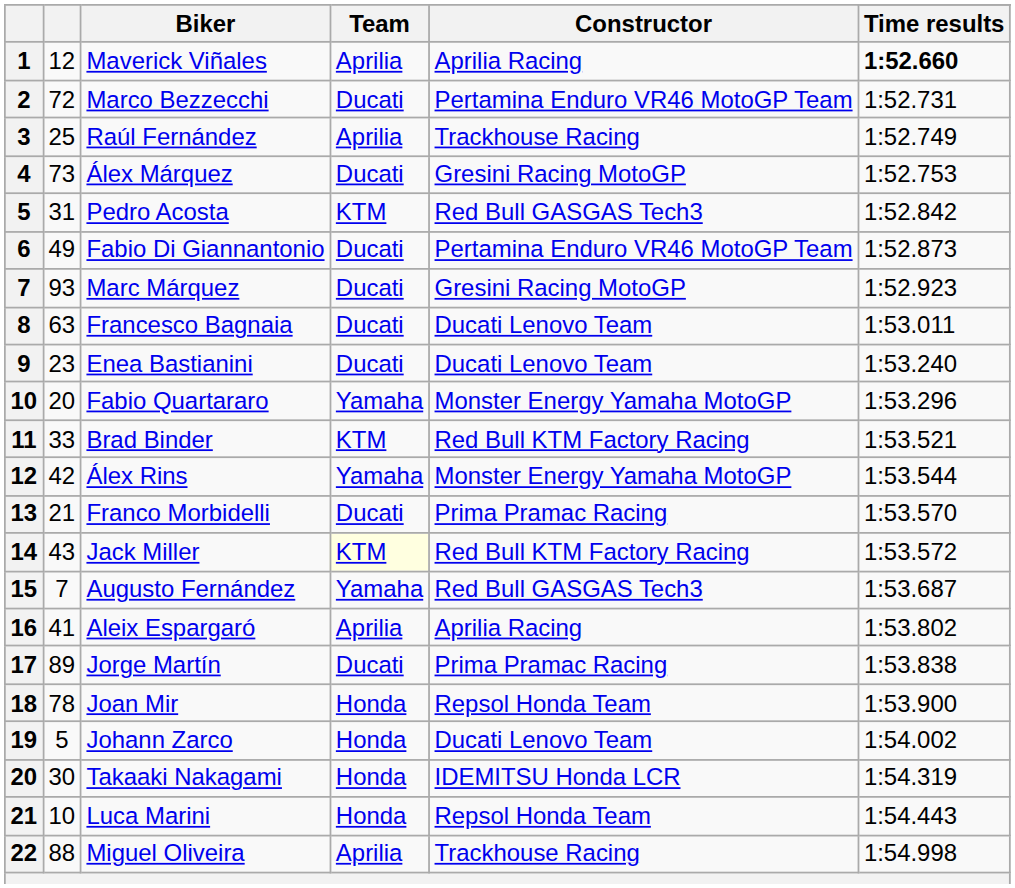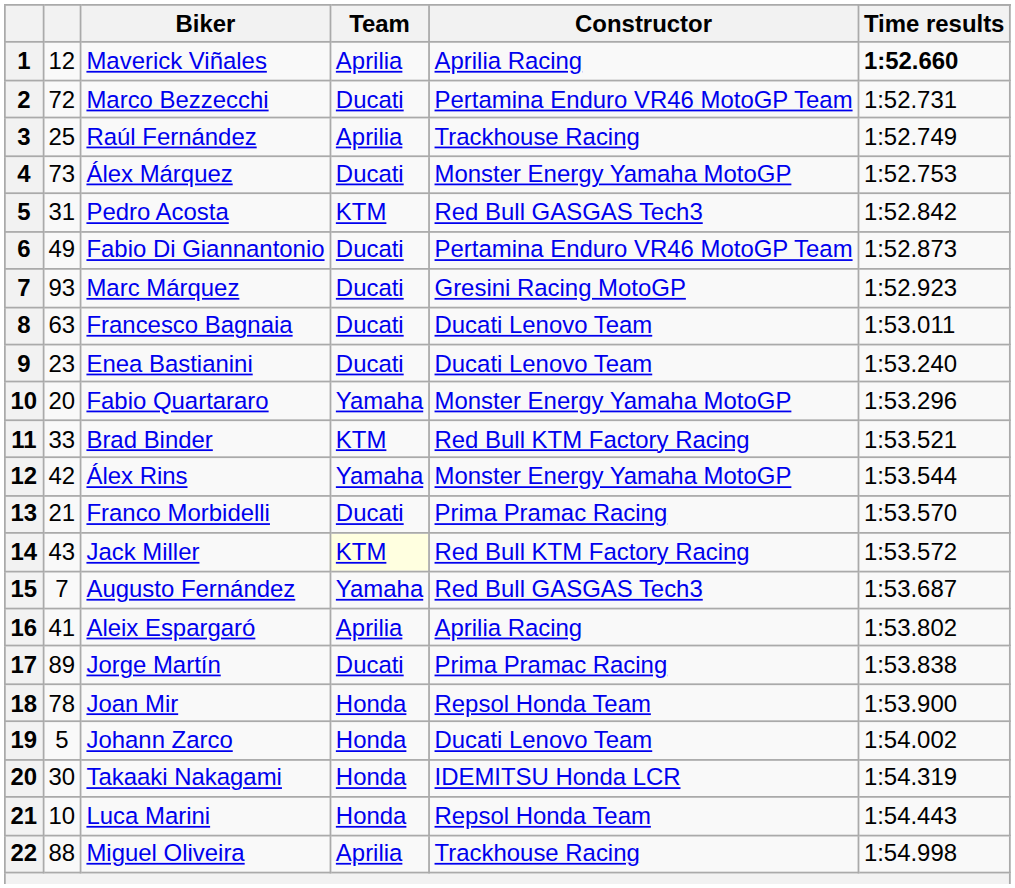(560, 174) Gresini Racing MotoGP -> (613, 174) Monster Energy Yamaha MotoGP
